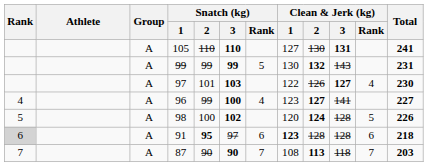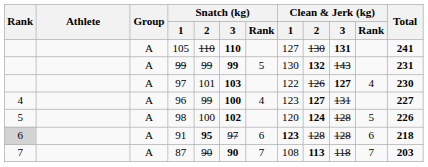(342, 100) 141 -> (342, 100) 131
